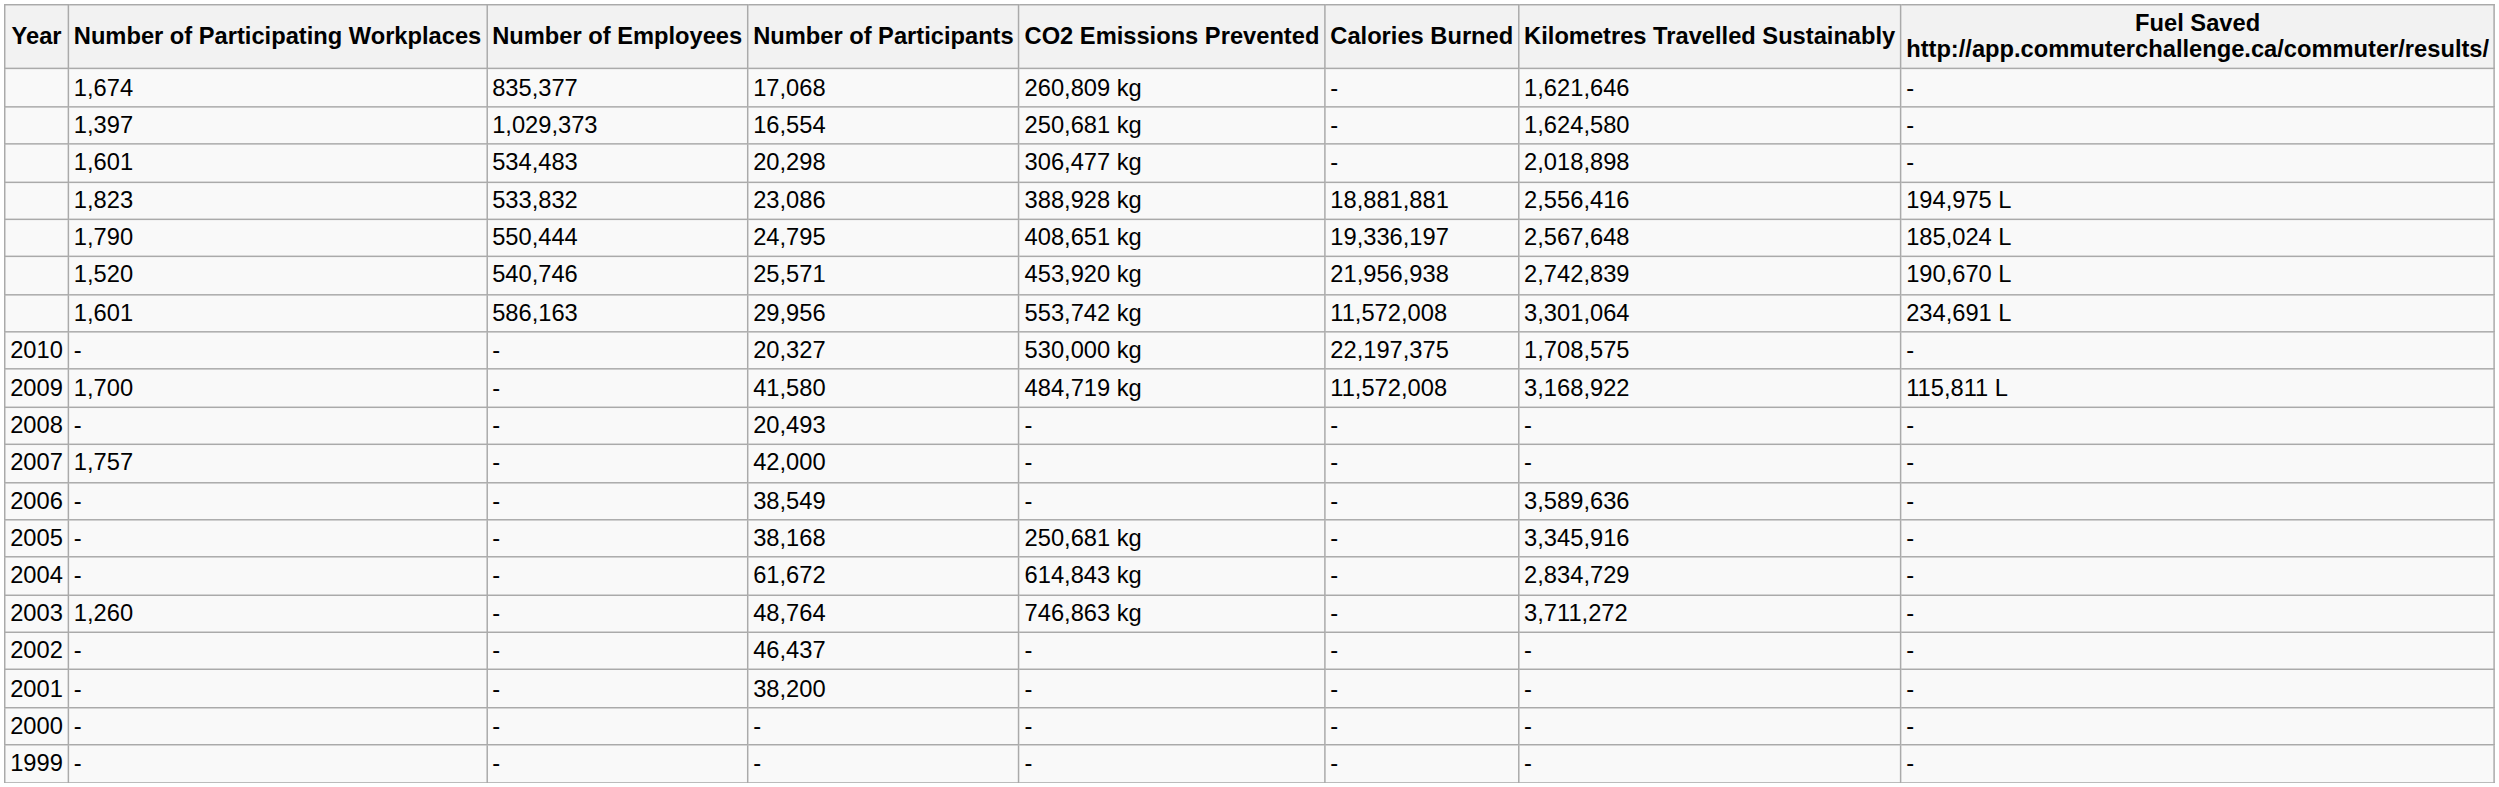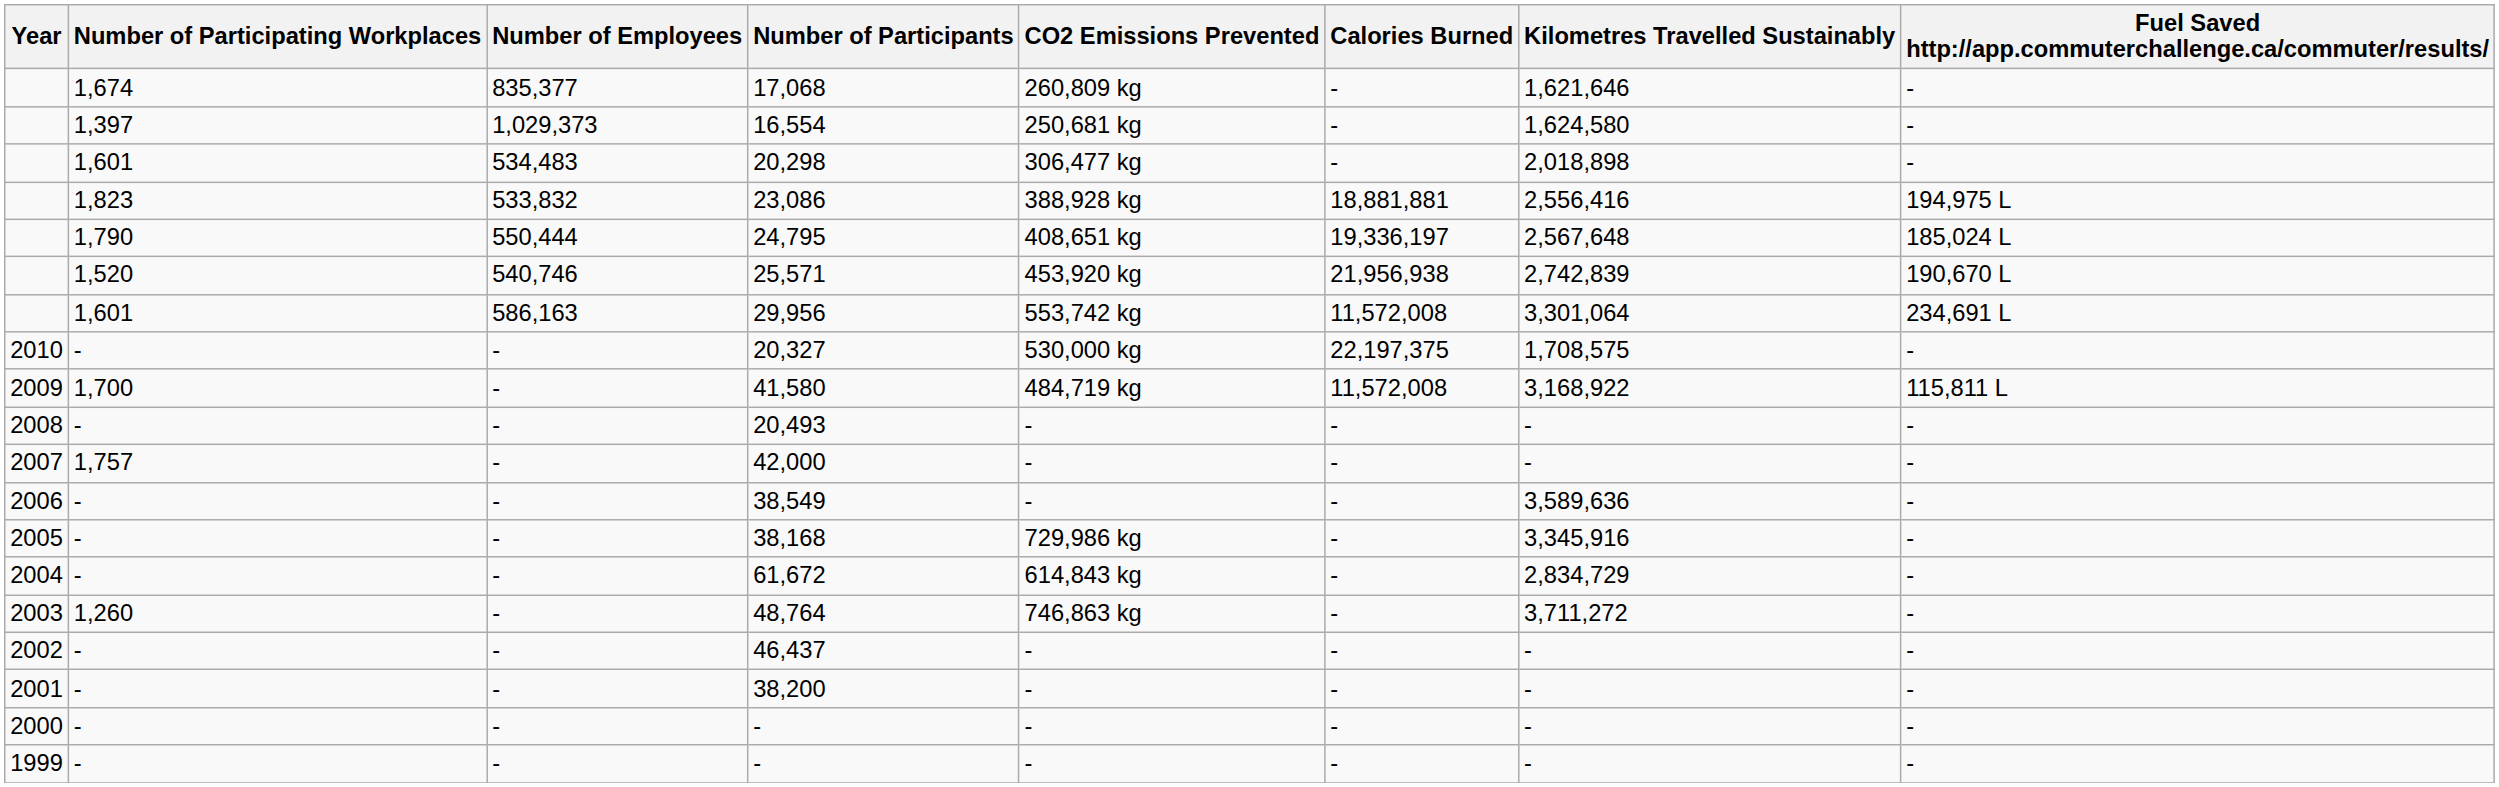(1083, 538) 250,681 kg -> (1083, 538) 729,986 kg
